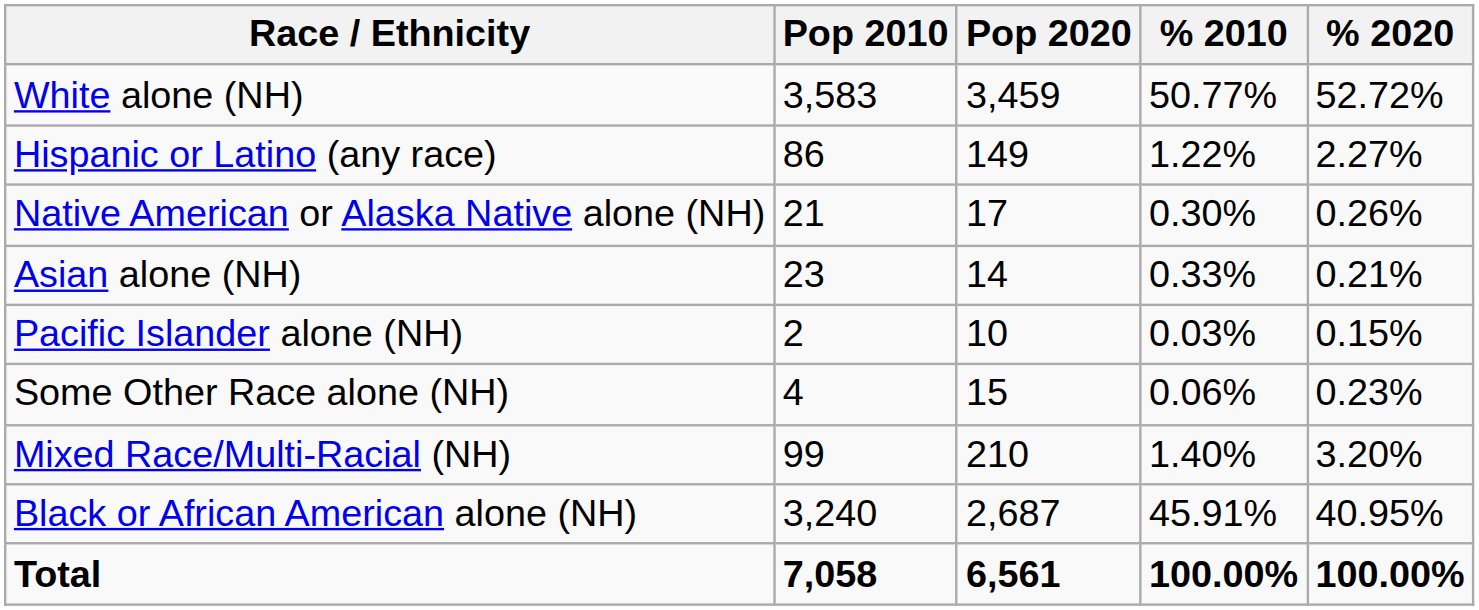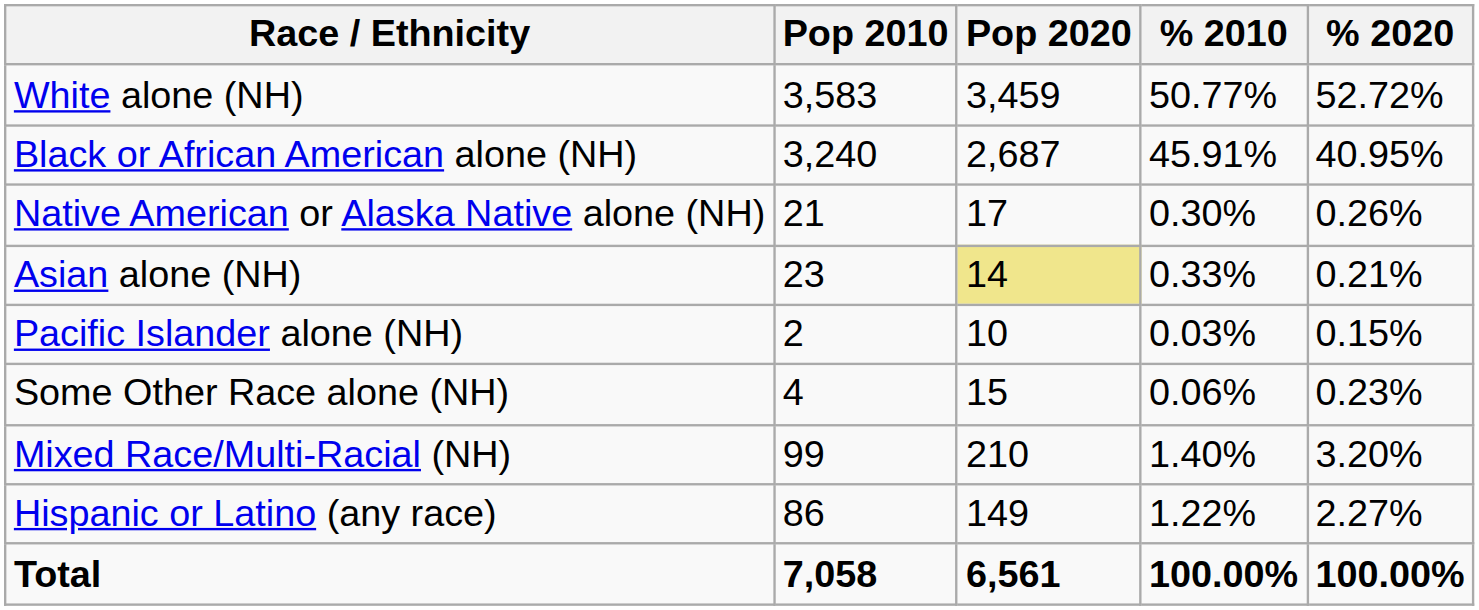rows swapped: (326, 513) <-> (255, 154)
(987, 273) no background -> (987, 273) khaki background
